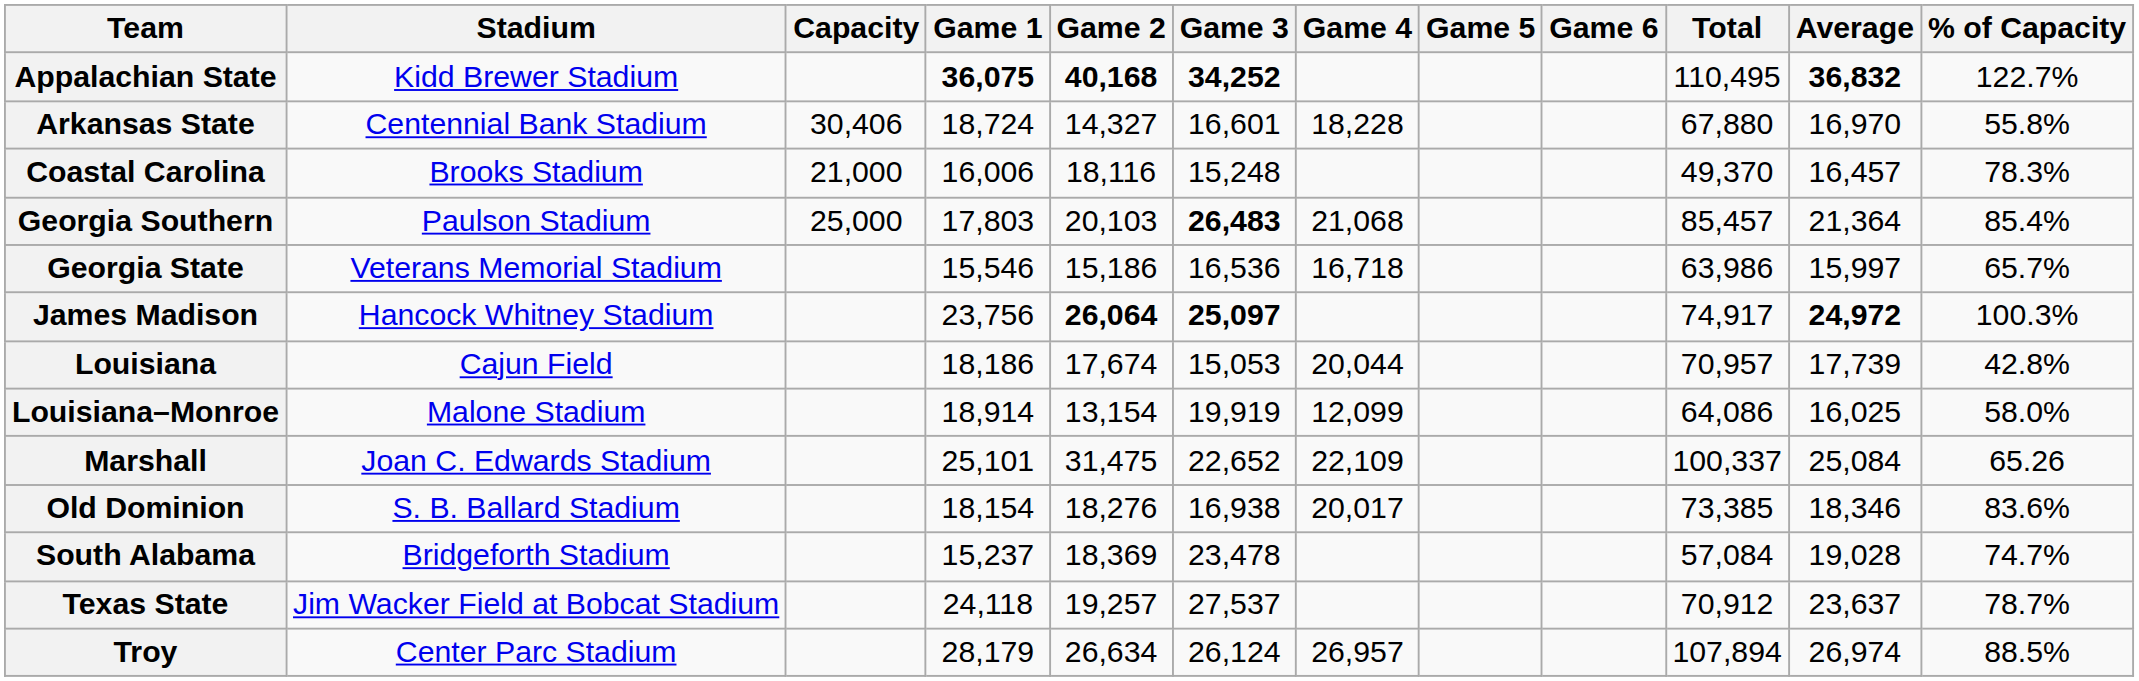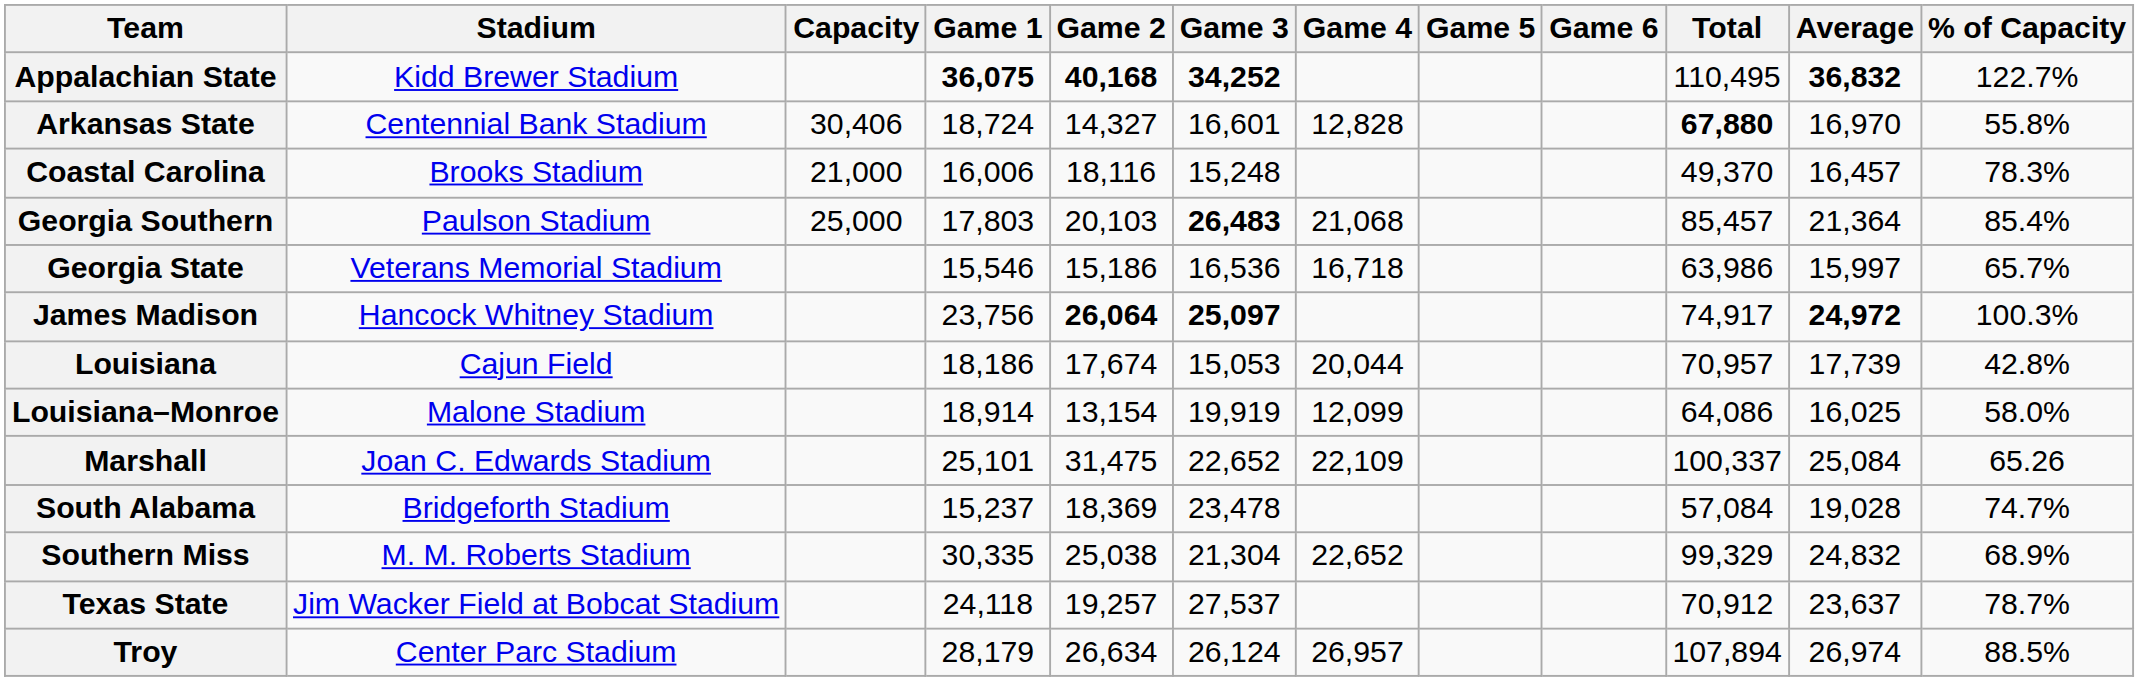(1357, 124) 18,228 -> (1357, 124) 12,828
(1727, 124) normal -> (1727, 124) bold
- row: (145, 508)
+ row: (145, 556)
